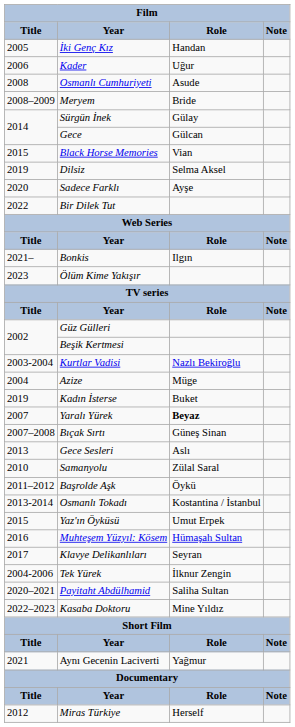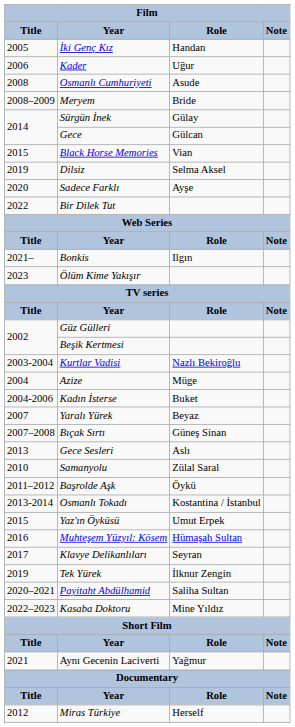(18, 398) 2019 -> (30, 398) 2004-2006
(186, 415) bold -> (186, 415) normal
(30, 573) 2004-2006 -> (18, 573) 2019
